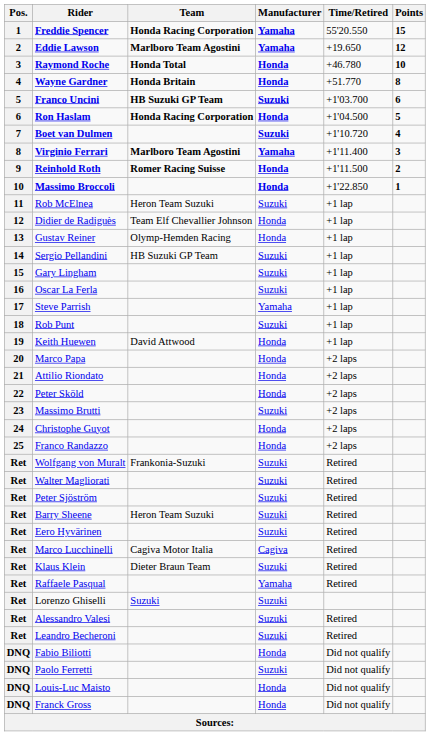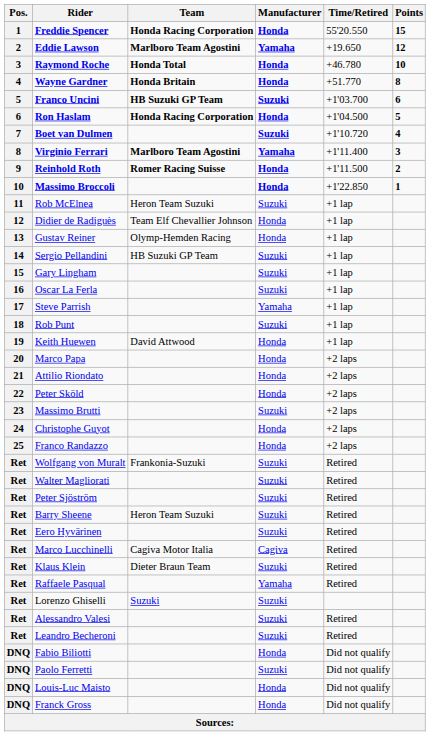(276, 30) Yamaha -> (273, 30) Honda
